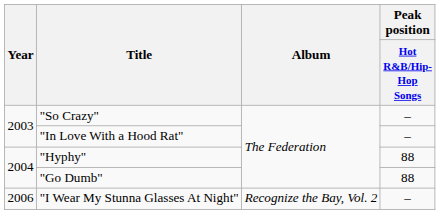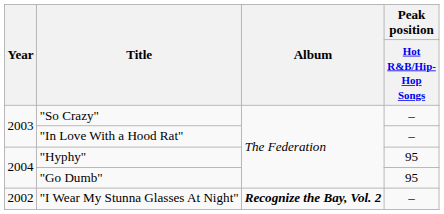(408, 157) 88 -> (412, 157) 95
(408, 177) 88 -> (412, 177) 95
(21, 198) 2006 -> (21, 198) 2002
(311, 198) normal -> (313, 198) bold
